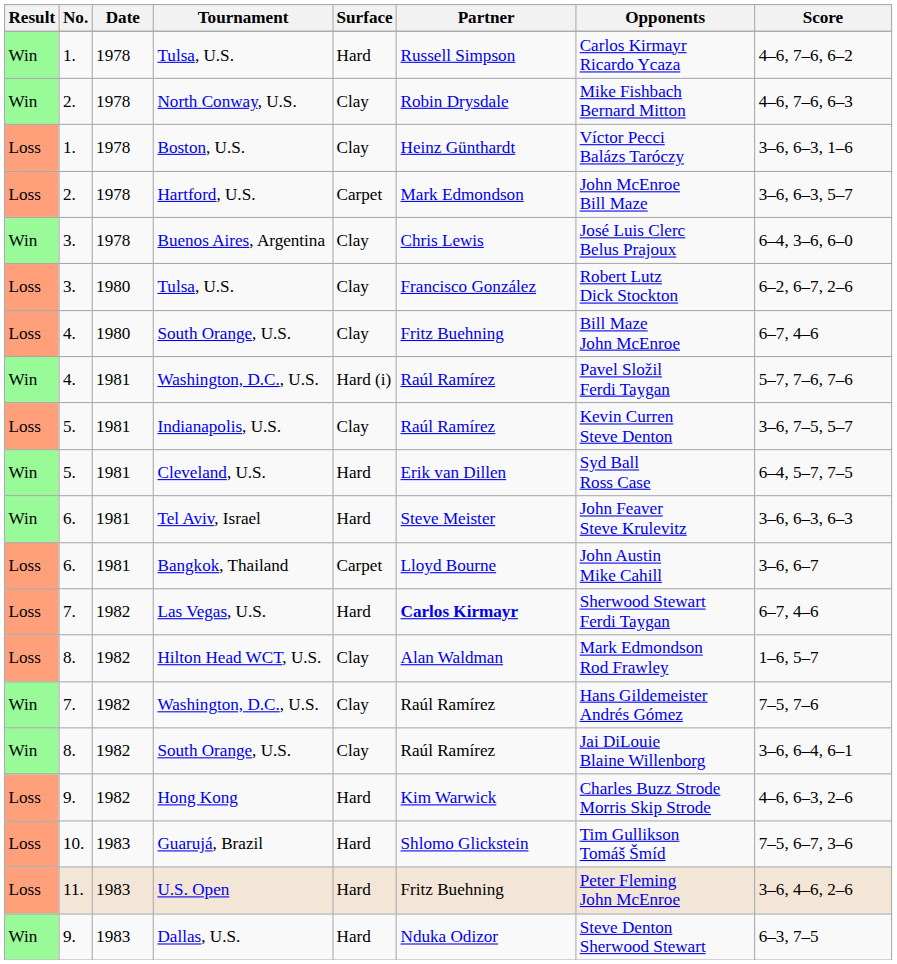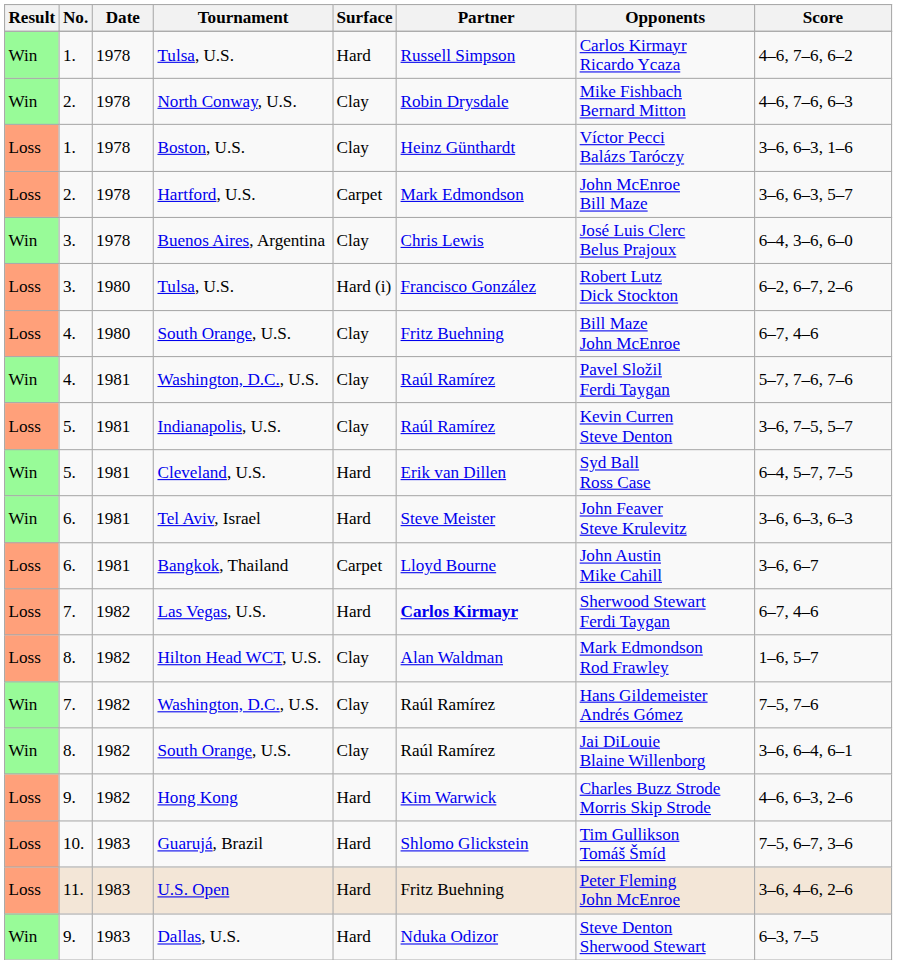(353, 286) Clay -> (364, 286) Hard (i)
(364, 379) Hard (i) -> (353, 379) Clay
